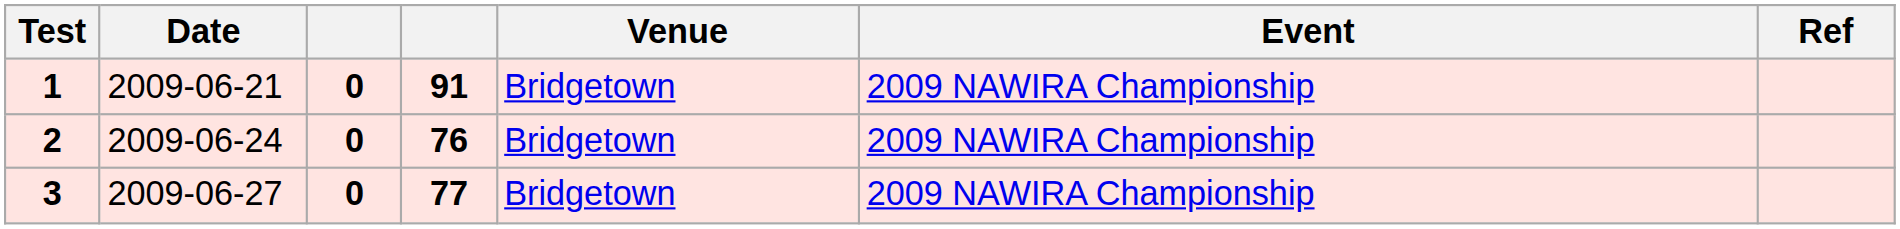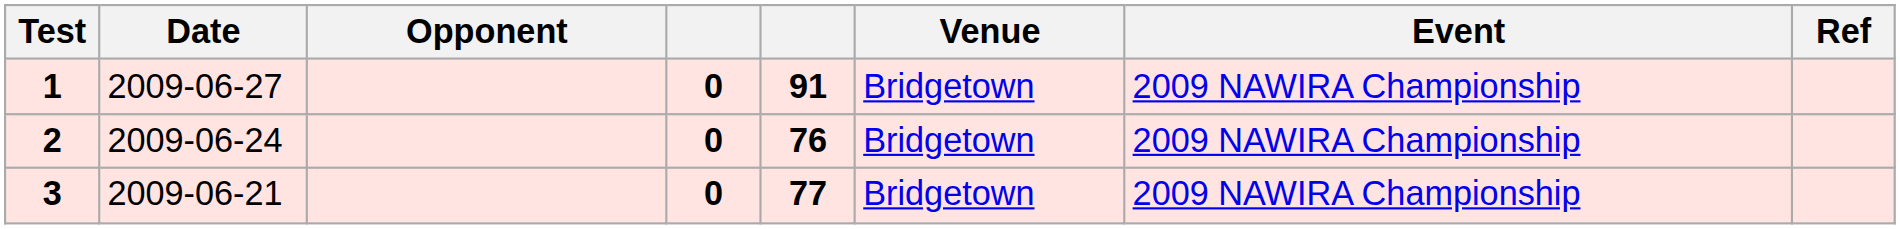+ column: (487, 31)
(195, 85) 2009-06-21 -> (195, 85) 2009-06-27
(195, 194) 2009-06-27 -> (195, 194) 2009-06-21
